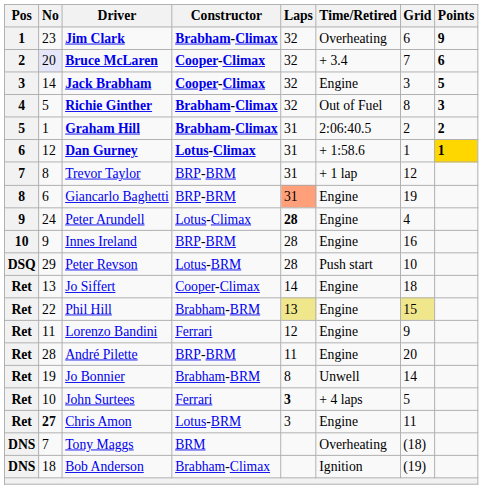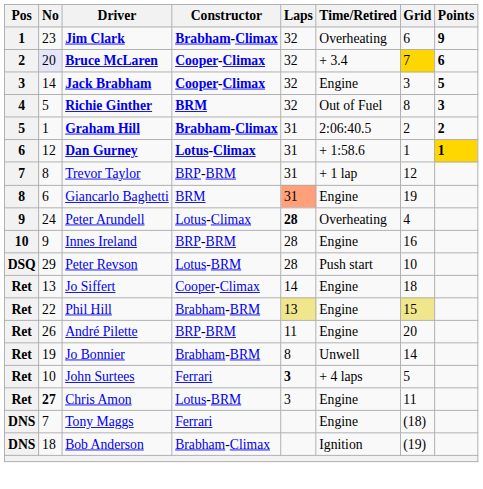(407, 61) no background -> (407, 61) gold background
(226, 106) Brabham-Climax -> (191, 106) BRM
(206, 196) BRP-BRM -> (190, 196) BRM
(339, 218) Engine -> (353, 218) Overheating
- row: (111, 331)
(49, 354) 28 -> (49, 331) 26
(190, 444) BRM -> (194, 421) Ferrari
(353, 444) Overheating -> (339, 421) Engine
